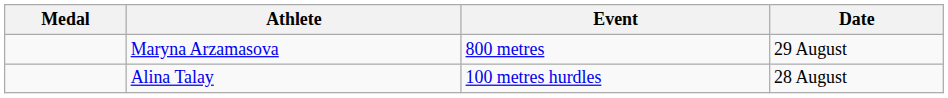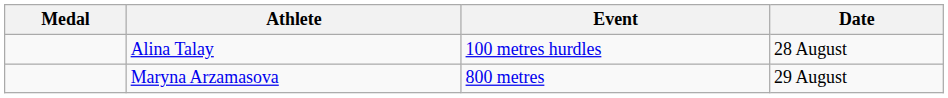rows swapped: (205, 49) <-> (172, 78)
